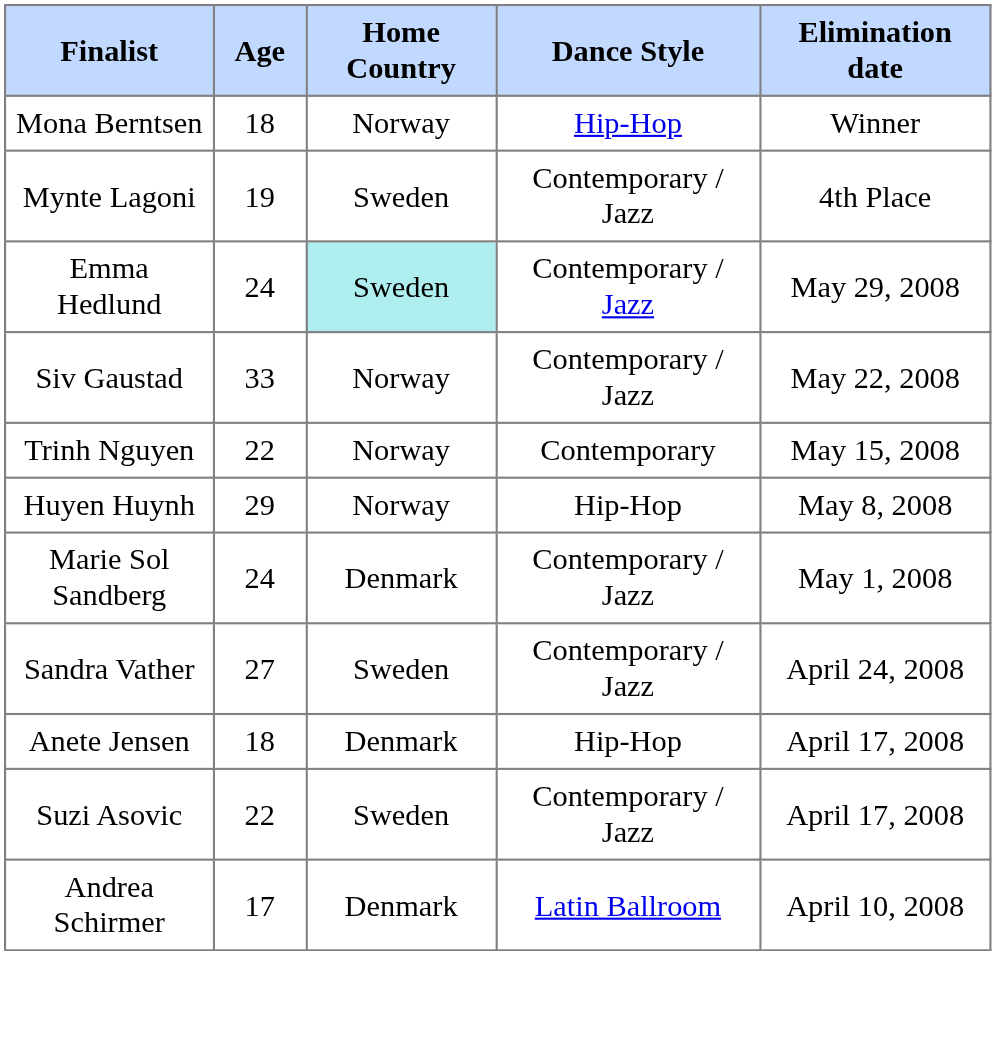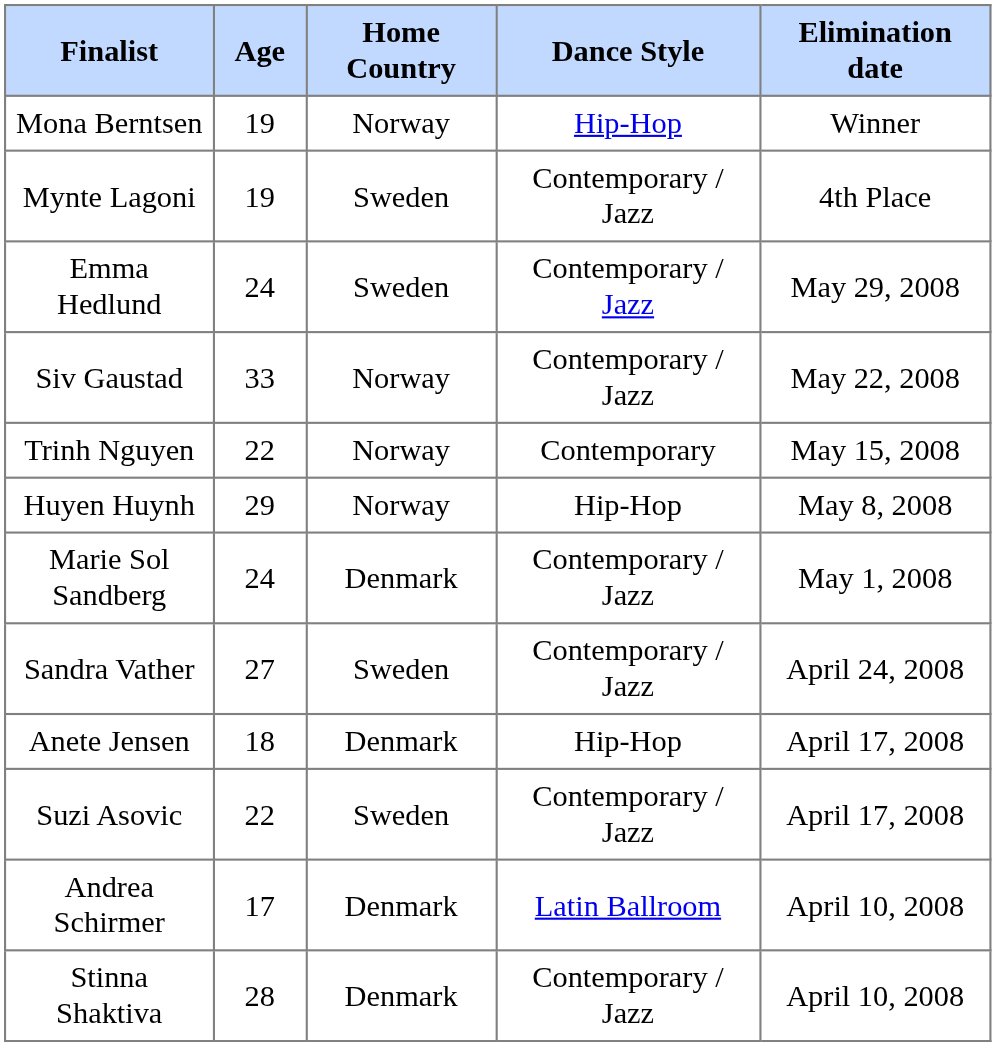(260, 122) 18 -> (260, 122) 19
(401, 286) paleturquoise background -> (401, 286) no background
+ row: (109, 995)
